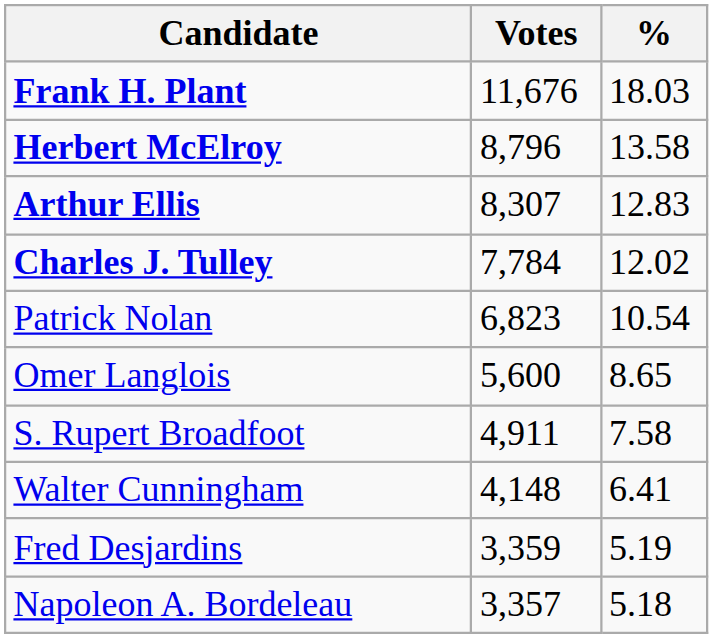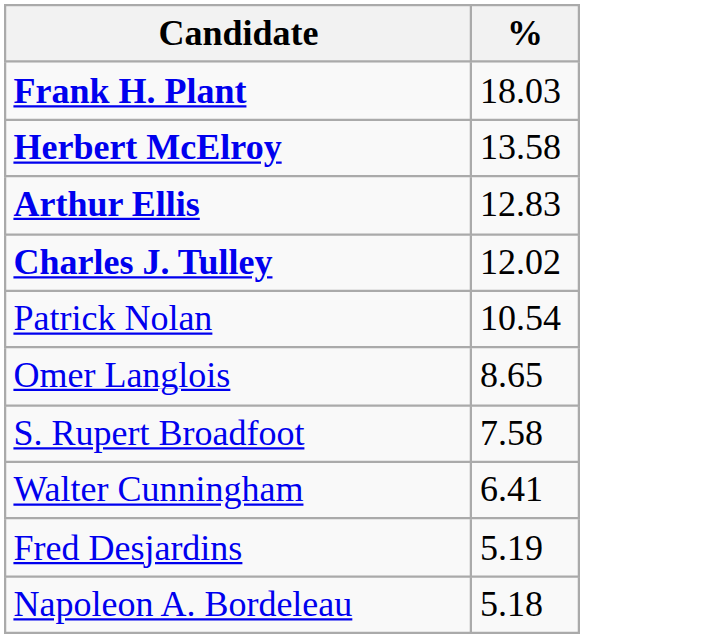- column: (536, 33)
